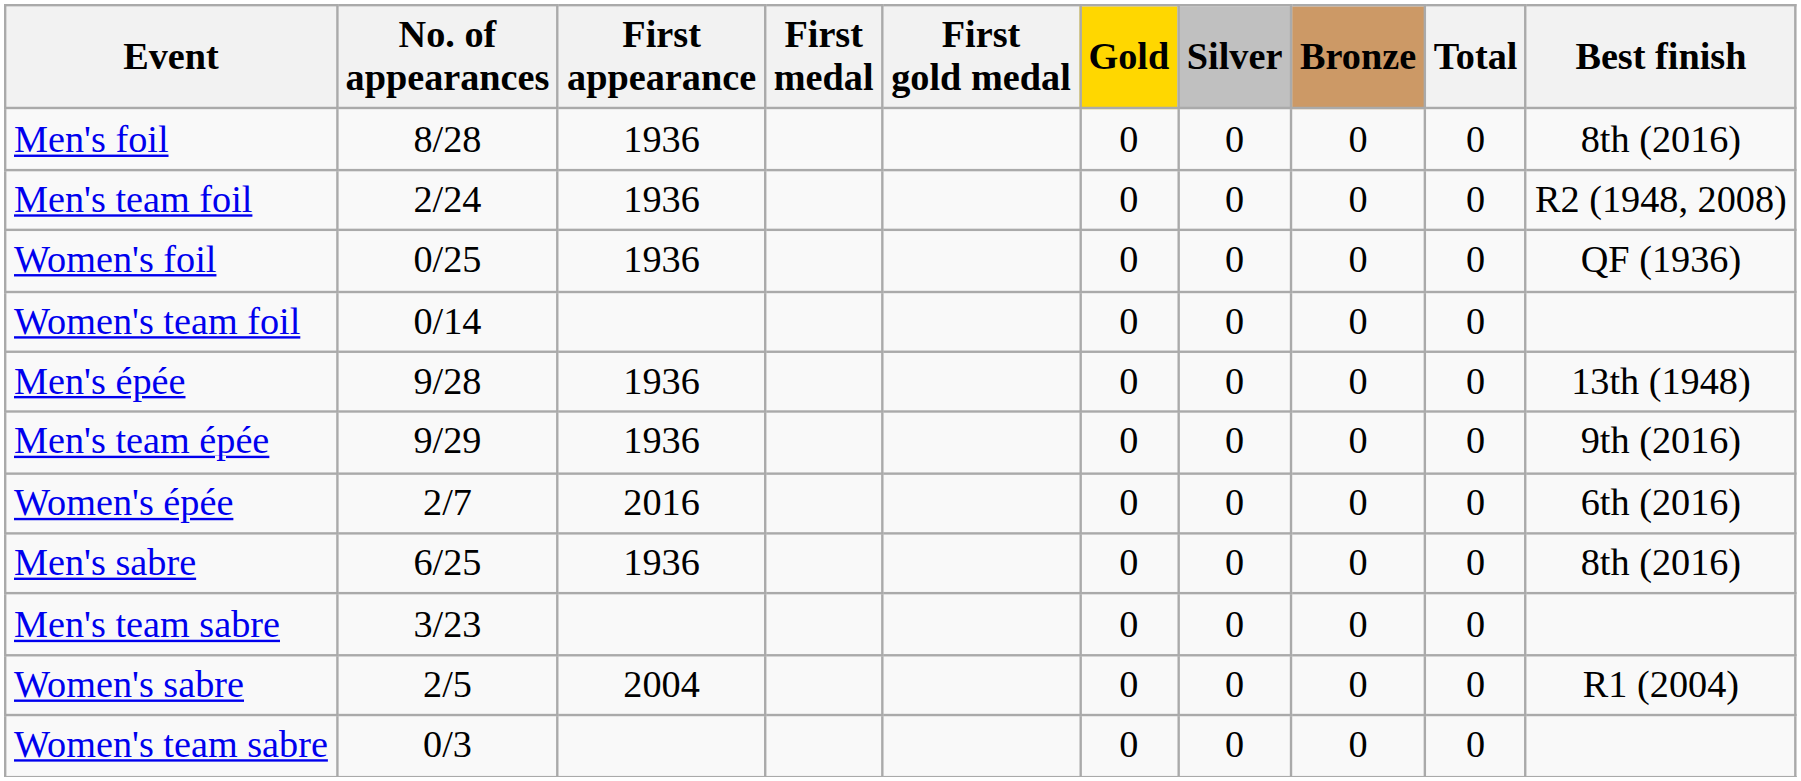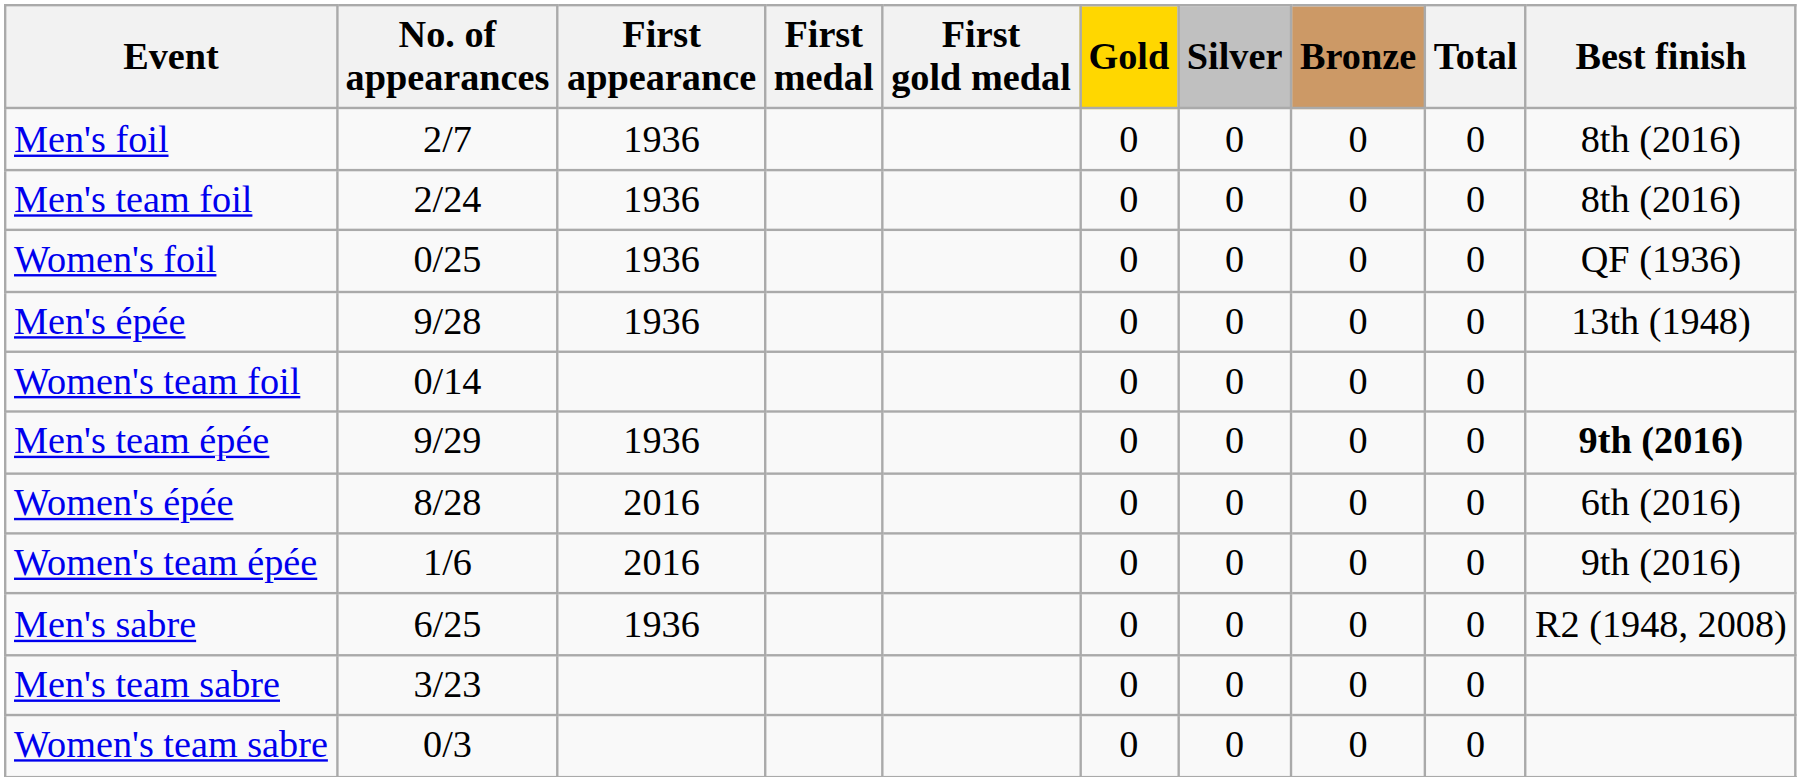(447, 138) 8/28 -> (447, 138) 2/7
(1661, 199) R2 (1948, 2008) -> (1661, 199) 8th (2016)
rows swapped: (157, 320) <-> (100, 381)
(1661, 441) normal -> (1661, 441) bold
(447, 502) 2/7 -> (447, 502) 8/28
+ row: (166, 563)
(1661, 563) 8th (2016) -> (1661, 623) R2 (1948, 2008)
- row: (129, 684)
